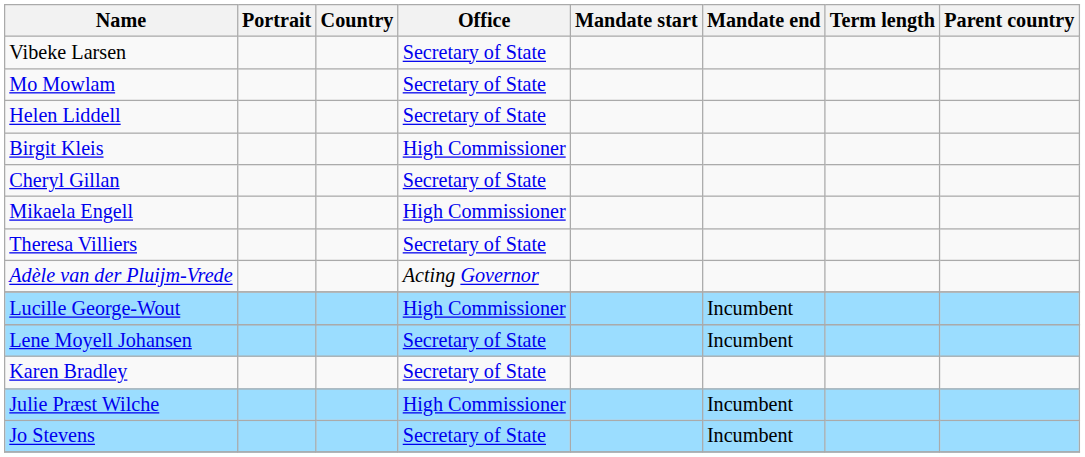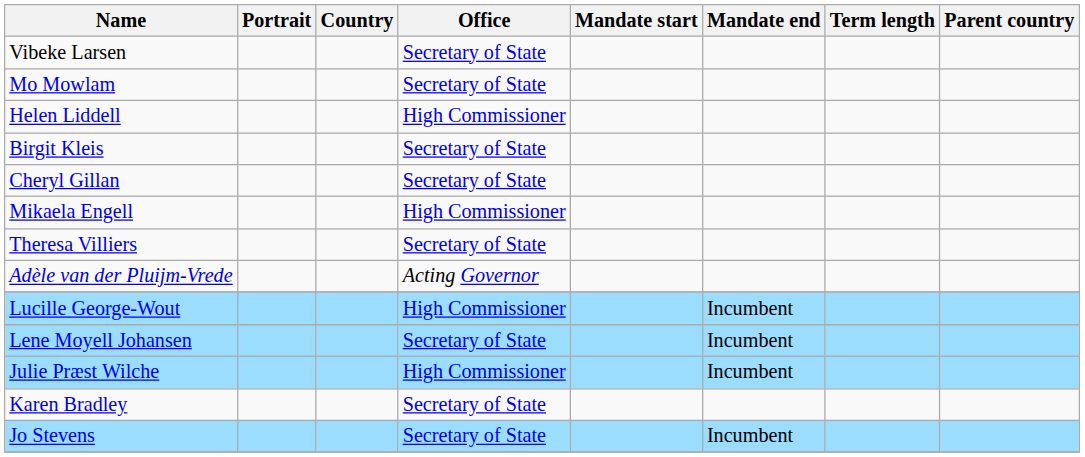(474, 116) Secretary of State -> (484, 116) High Commissioner
(484, 148) High Commissioner -> (474, 148) Secretary of State
rows swapped: (68, 372) <-> (84, 404)
